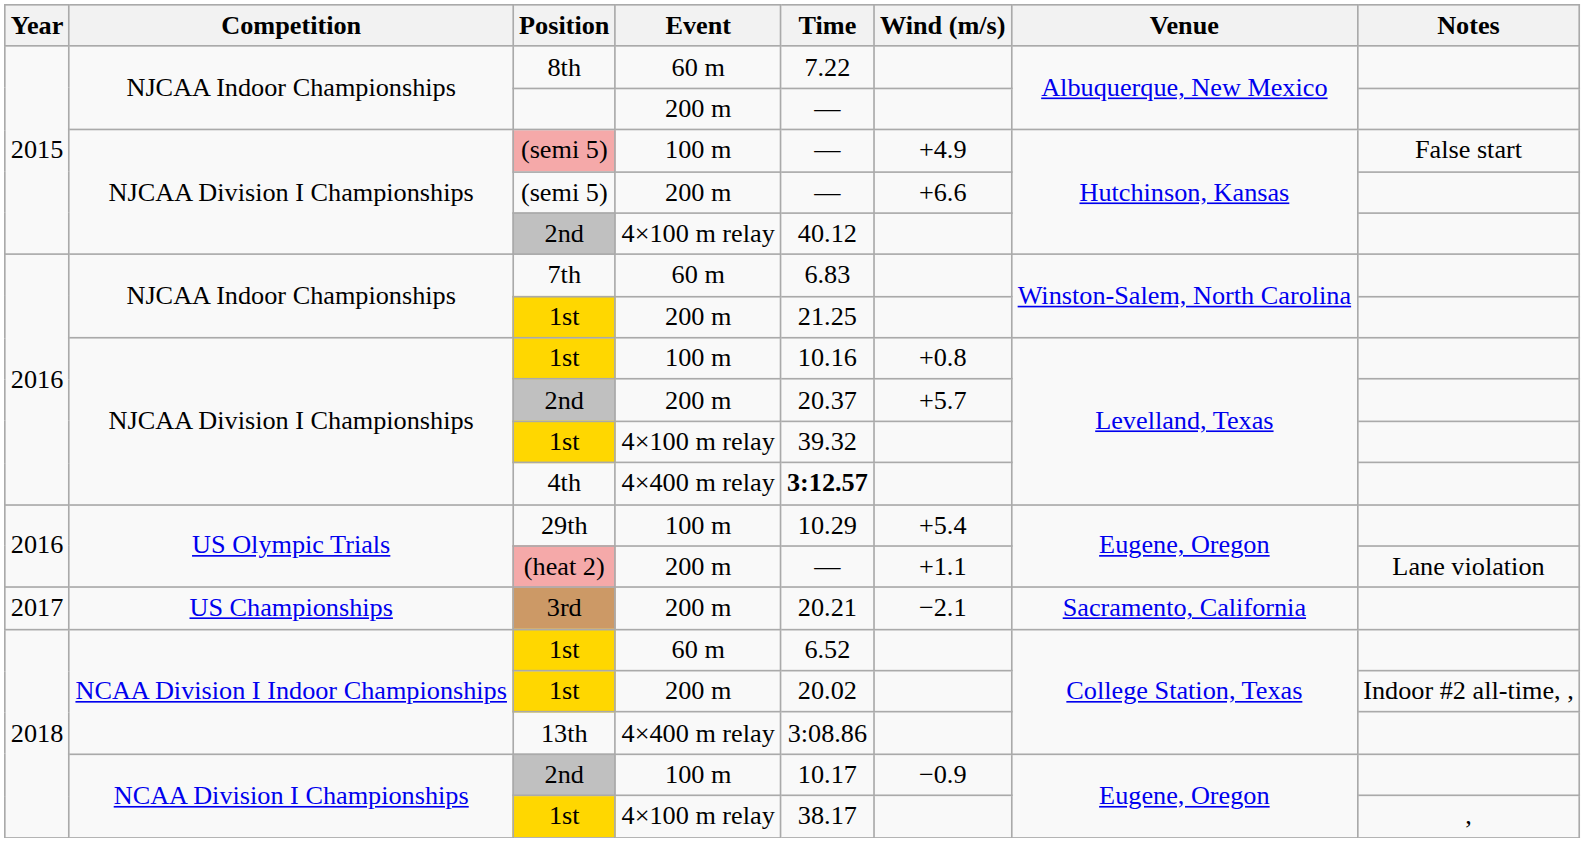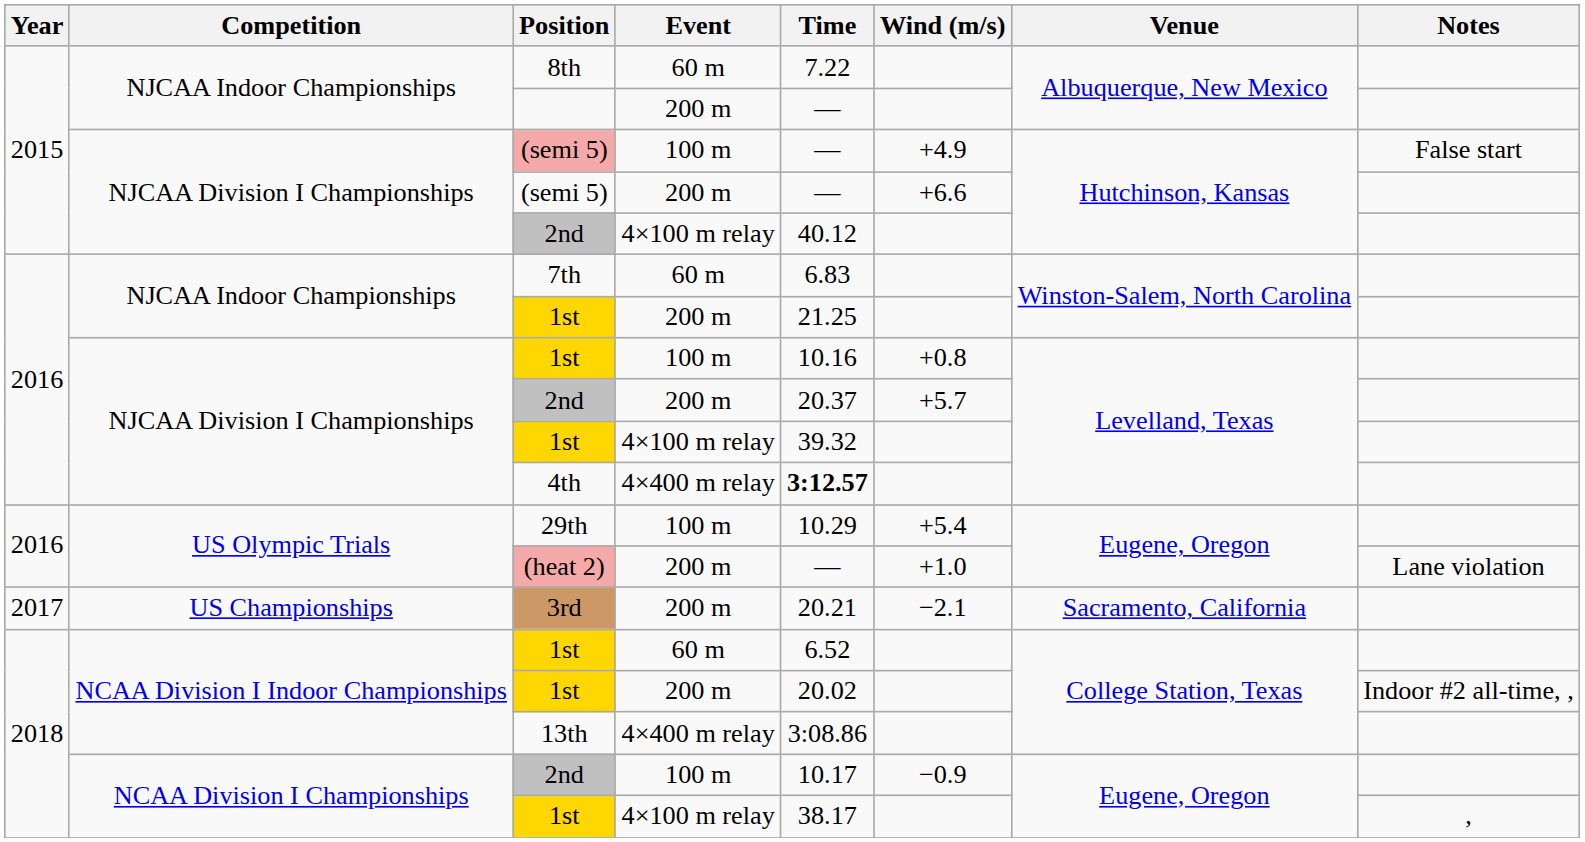(943, 566) +1.1 -> (943, 566) +1.0
